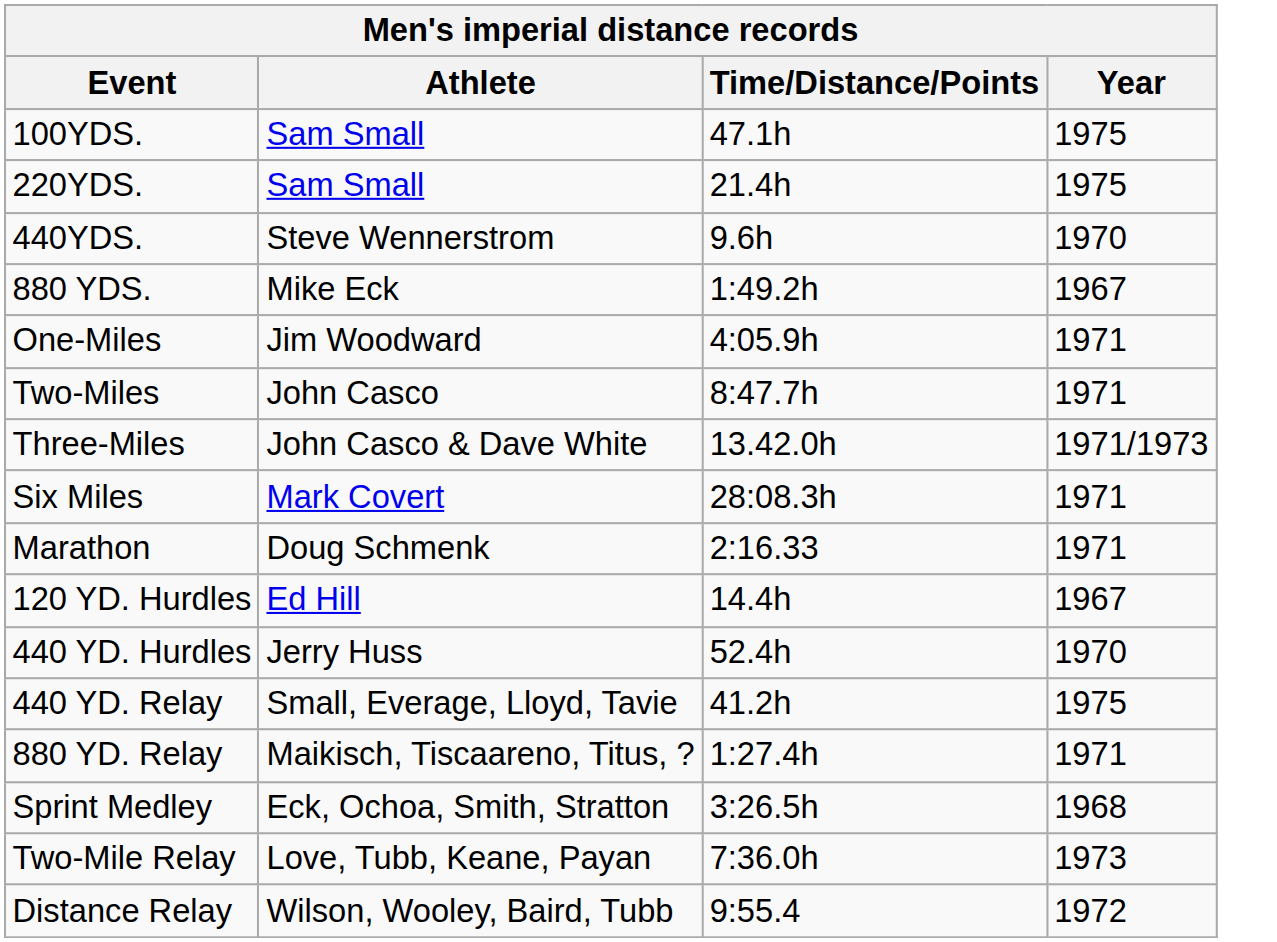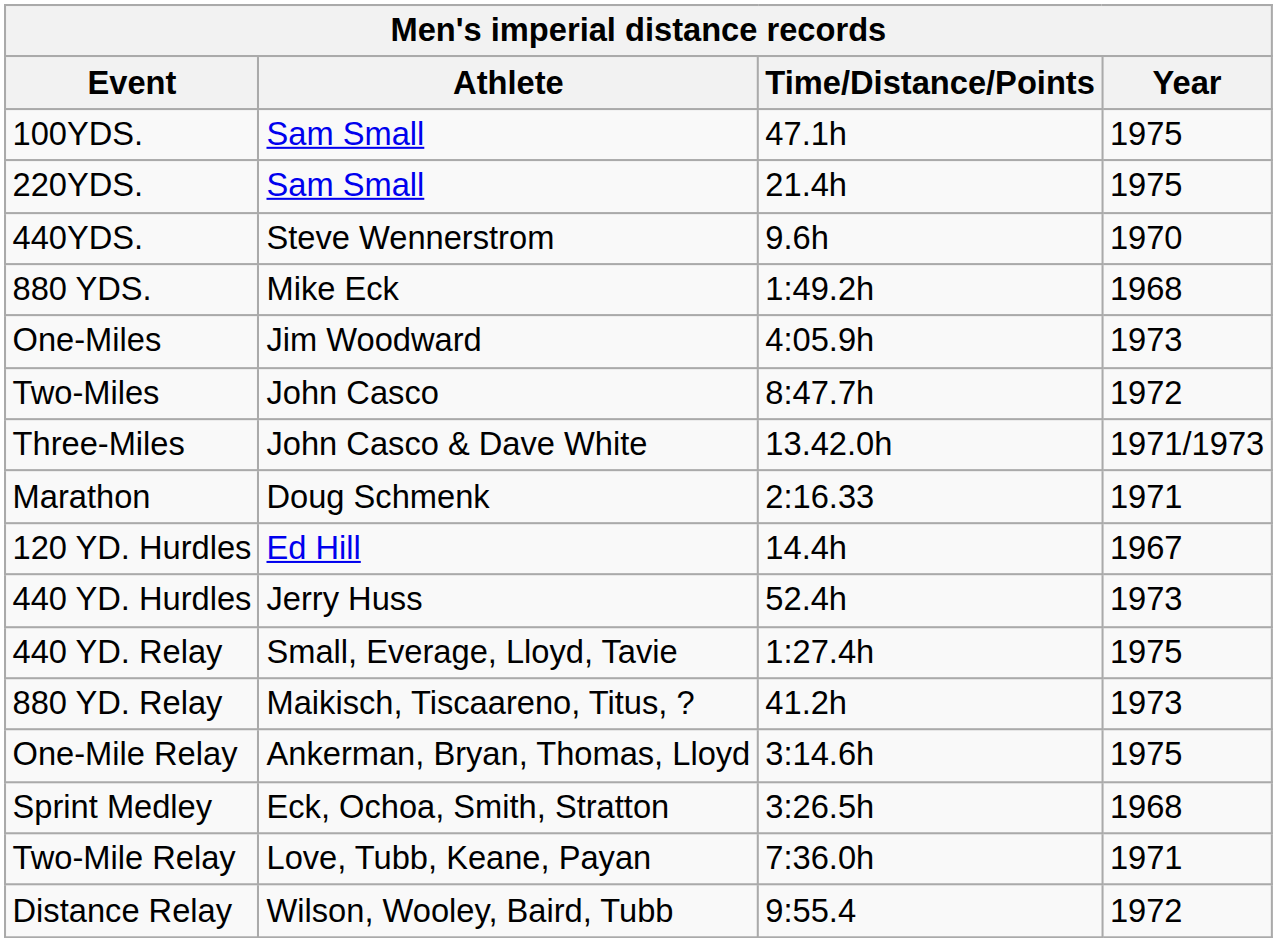(1091, 289) 1967 -> (1146, 289) 1968
(1091, 340) 1971 -> (1146, 340) 1973
(1091, 392) 1971 -> (1146, 392) 1972
- row: (78, 496)
(1091, 651) 1970 -> (1146, 599) 1973
(750, 703) 41.2h -> (820, 651) 1:27.4h
(764, 755) 1:27.4h -> (806, 703) 41.2h
(1091, 755) 1971 -> (1146, 703) 1973
+ row: (125, 755)
(1091, 858) 1973 -> (1146, 858) 1971
